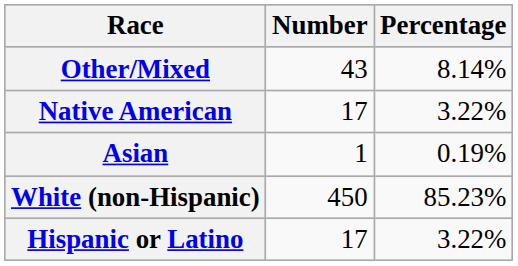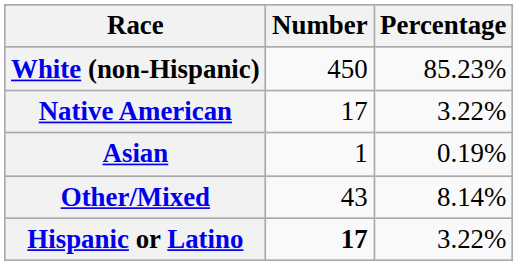rows swapped: (135, 196) <-> (135, 68)
(354, 238) normal -> (354, 238) bold
